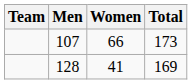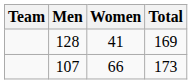rows swapped: (67, 41) <-> (67, 66)
